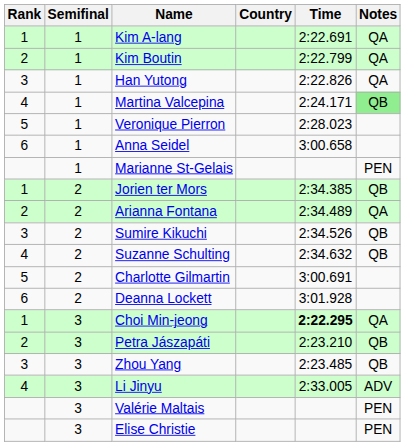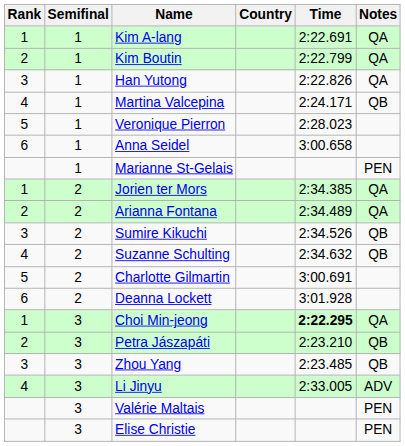(378, 102) lightgreen background -> (378, 102) no background
(378, 189) QB -> (378, 189) QA
